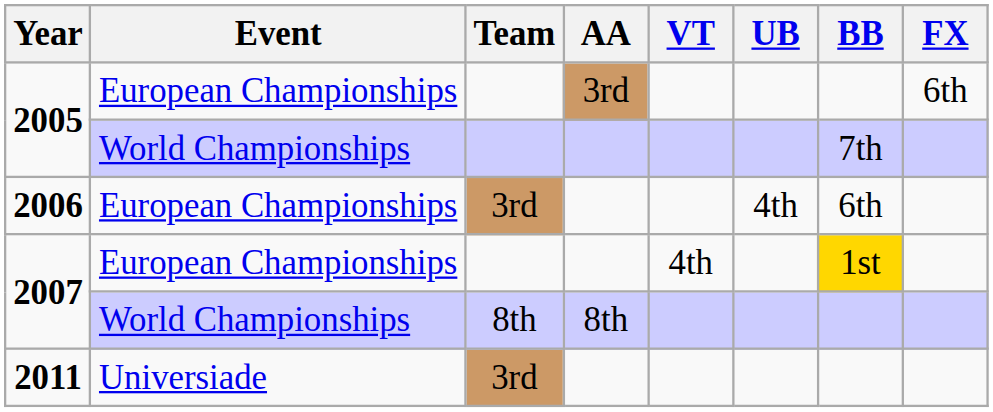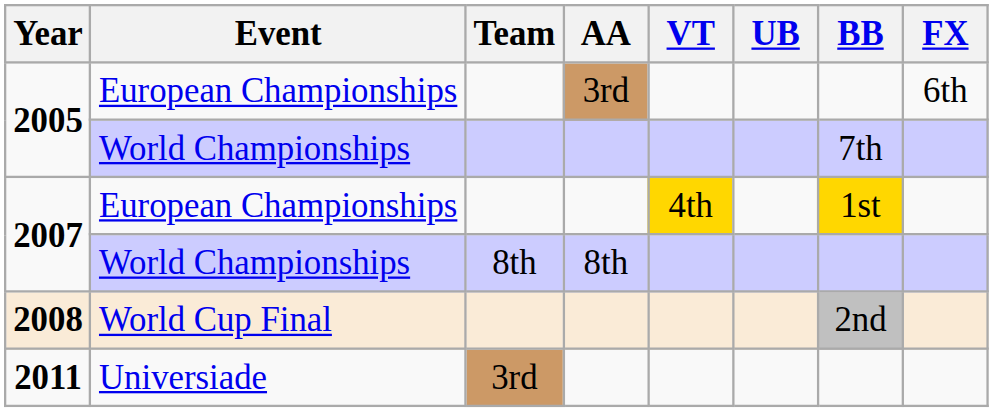- row: (48, 205)
(691, 262) no background -> (691, 205) gold background
+ row: (48, 320)
